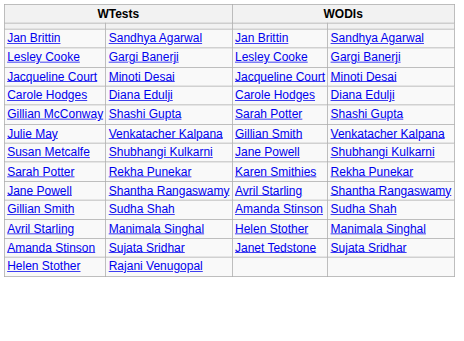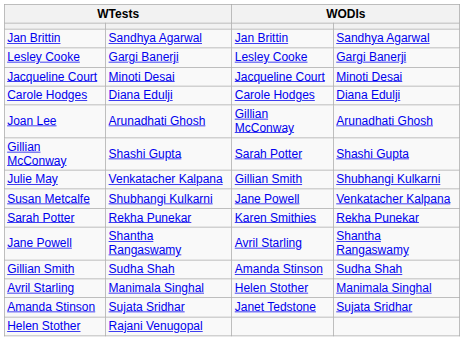+ row: (32, 121)
(388, 133) Venkatacher Kalpana -> (388, 179) Shubhangi Kulkarni
(383, 152) Shubhangi Kulkarni -> (393, 198) Venkatacher Kalpana
